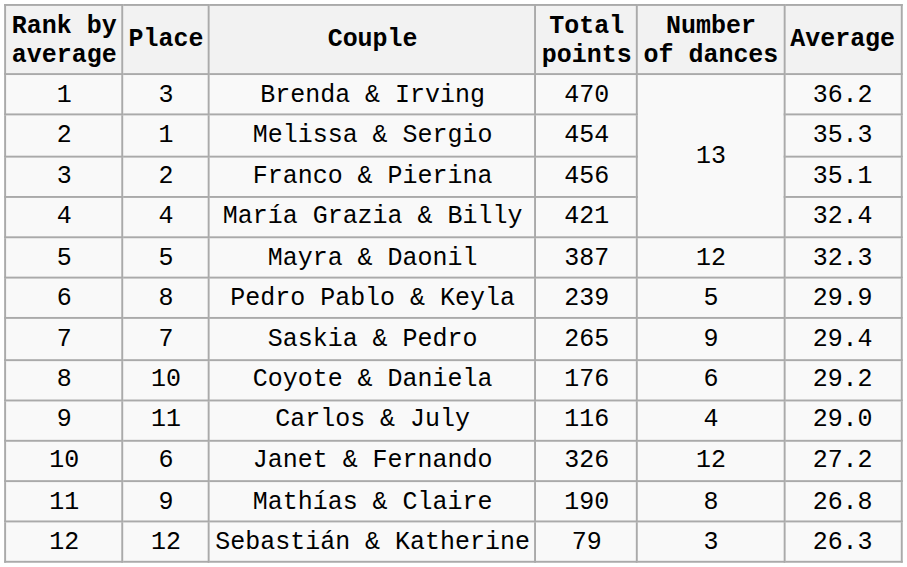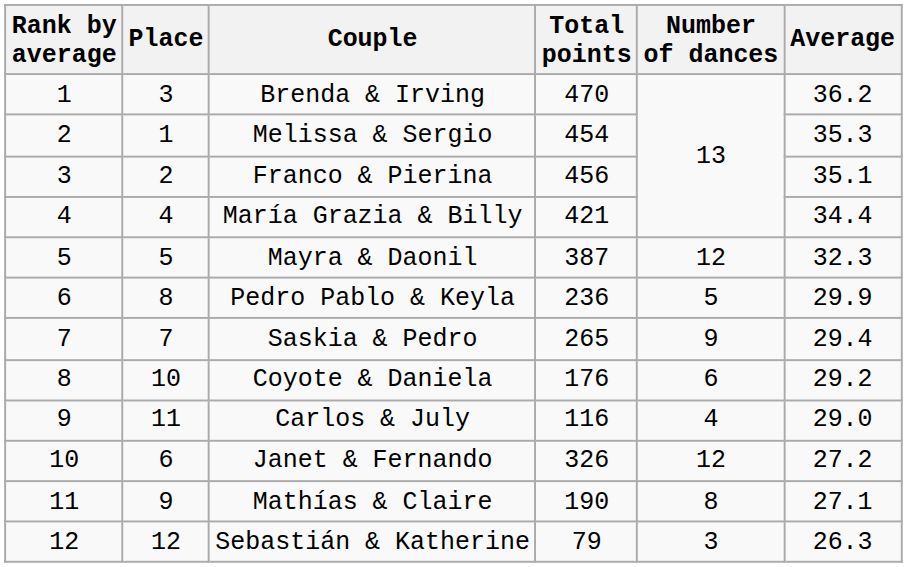(843, 217) 32.4 -> (843, 217) 34.4
(587, 298) 239 -> (587, 298) 236
(843, 502) 26.8 -> (843, 502) 27.1
